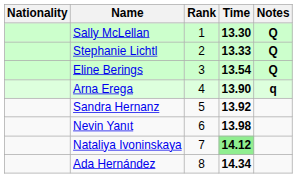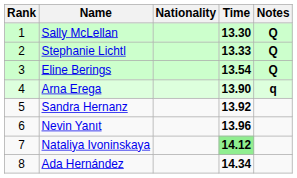columns swapped: (202, 13) <-> (37, 13)
(236, 126) 13.98 -> (236, 126) 13.96
